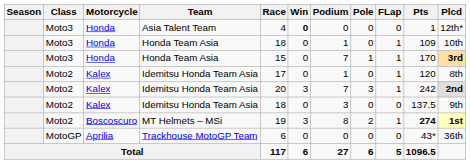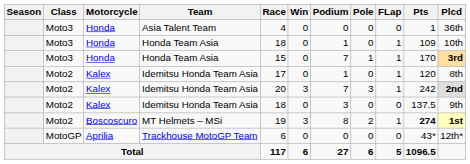(305, 27) bold -> (305, 27) normal
(452, 27) 12th* -> (454, 27) 36th
(454, 136) 36th -> (452, 136) 12th*
